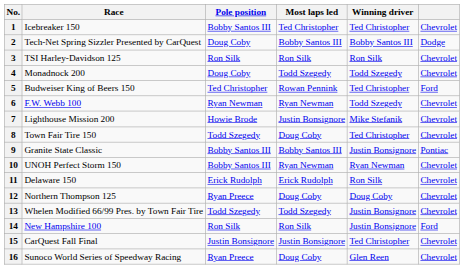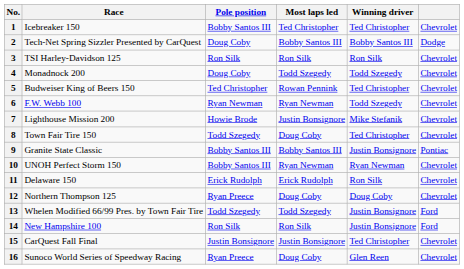(429, 88) Ford -> (439, 88) Chevrolet
(439, 211) Chevrolet -> (429, 211) Ford
